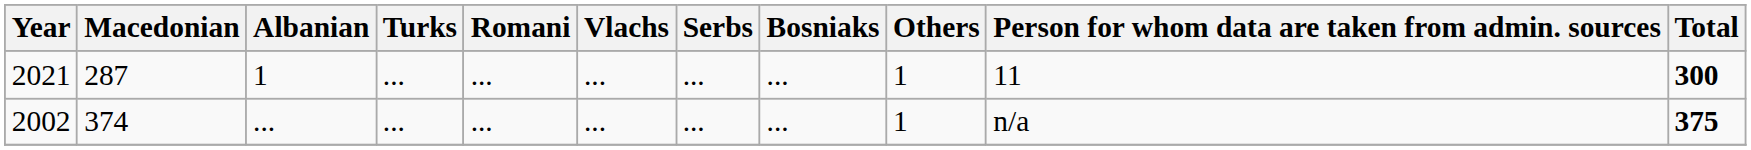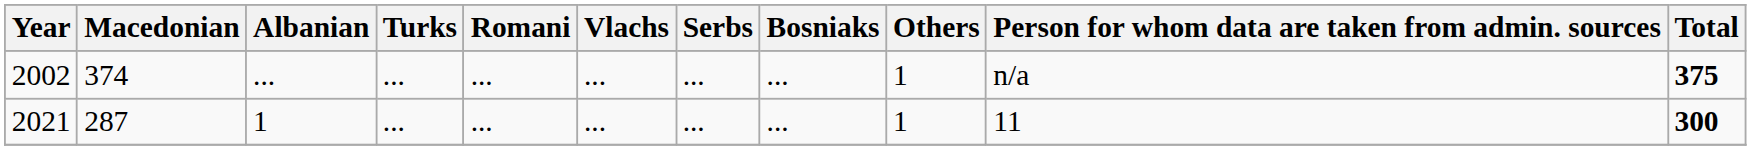rows swapped: (41, 121) <-> (41, 74)
